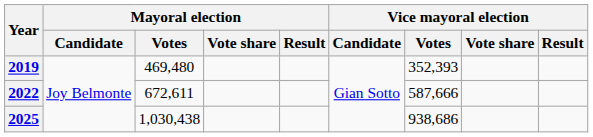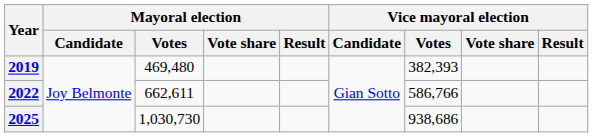(433, 68) 352,393 -> (433, 68) 382,393
(169, 93) 672,611 -> (169, 93) 662,611
(433, 93) 587,666 -> (433, 93) 586,766
(169, 119) 1,030,438 -> (169, 119) 1,030,730
